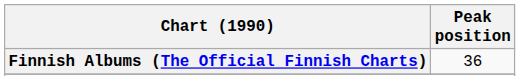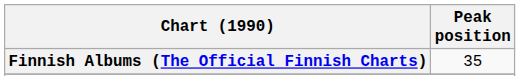(473, 62) 36 -> (473, 62) 35
